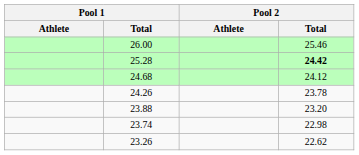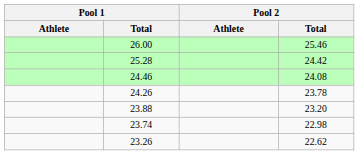(316, 61) bold -> (316, 61) normal
- row: (141, 77)
+ row: (141, 77)
